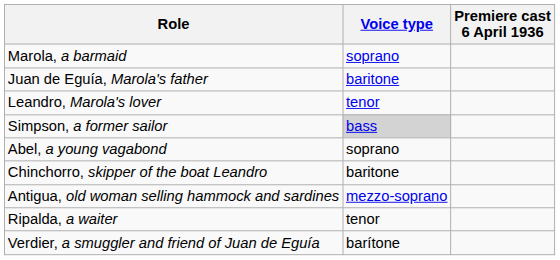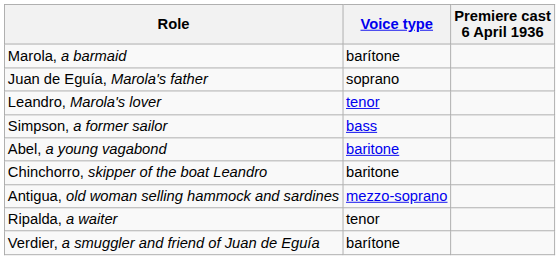(373, 56) soprano -> (373, 56) barítone
(373, 79) baritone -> (373, 79) soprano
(362, 126) lightgrey background -> (362, 126) no background
(373, 149) soprano -> (373, 149) baritone
